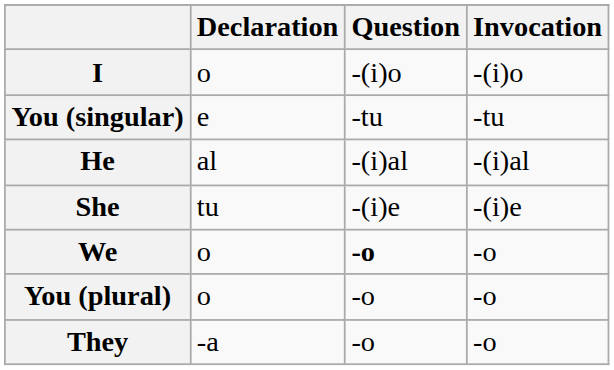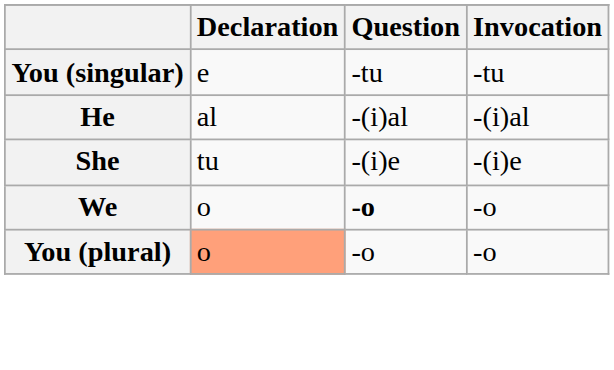- row: (98, 71)
(204, 296) no background -> (204, 251) lightsalmon background
- row: (98, 341)
